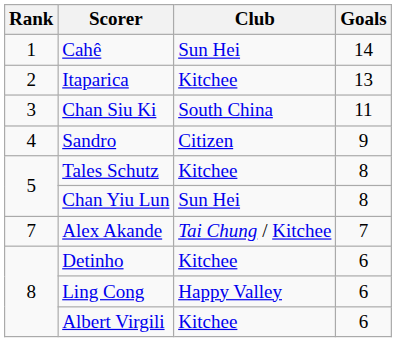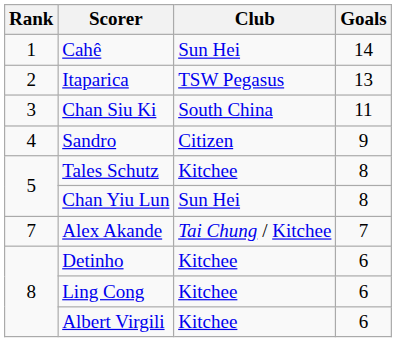(208, 79) Kitchee -> (231, 79) TSW Pegasus
(230, 291) Happy Valley -> (208, 291) Kitchee
